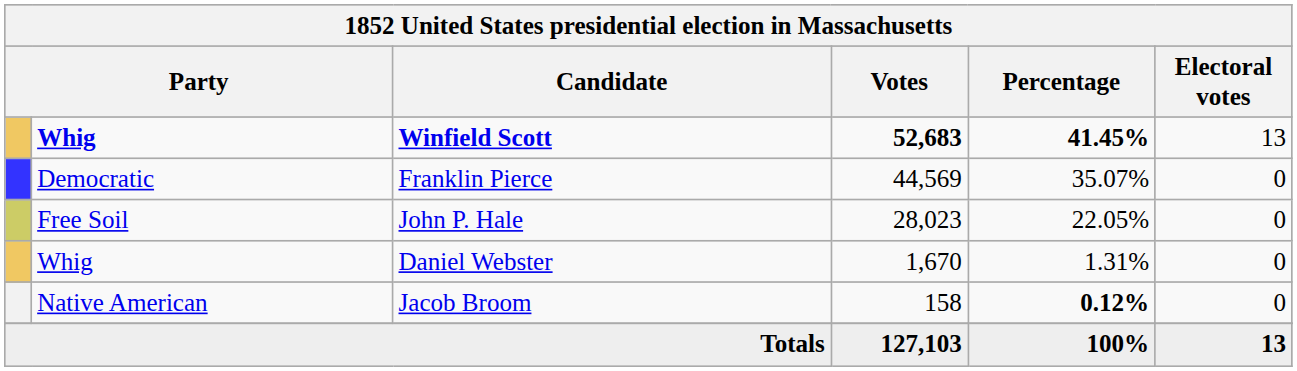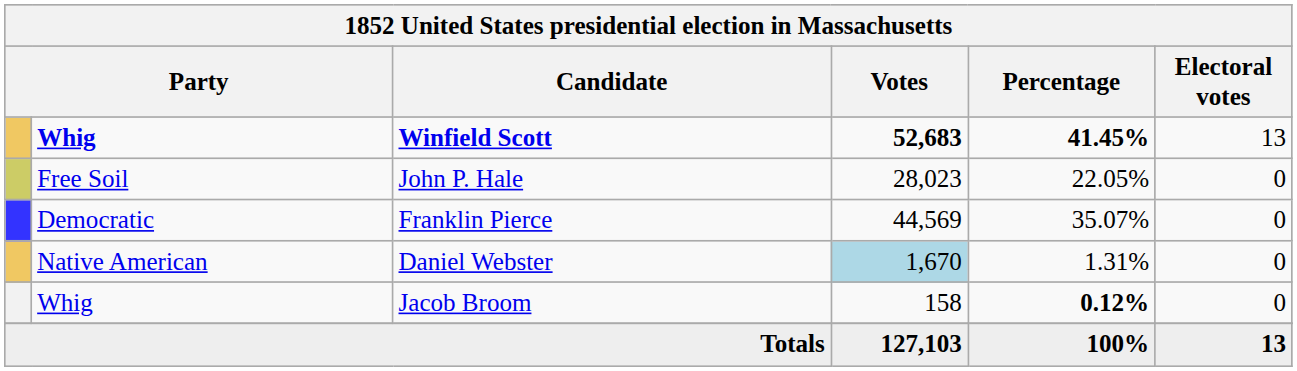rows swapped: (475, 179) <-> (461, 220)
(65, 261) Whig -> (122, 261) Native American
(934, 261) no background -> (934, 261) lightblue background
(122, 303) Native American -> (65, 303) Whig
